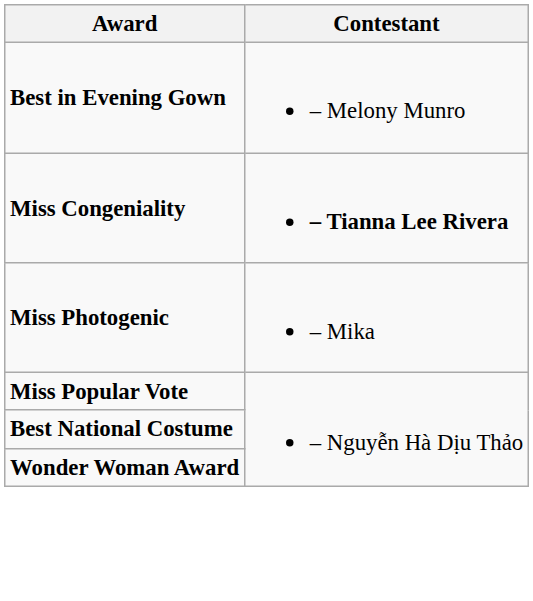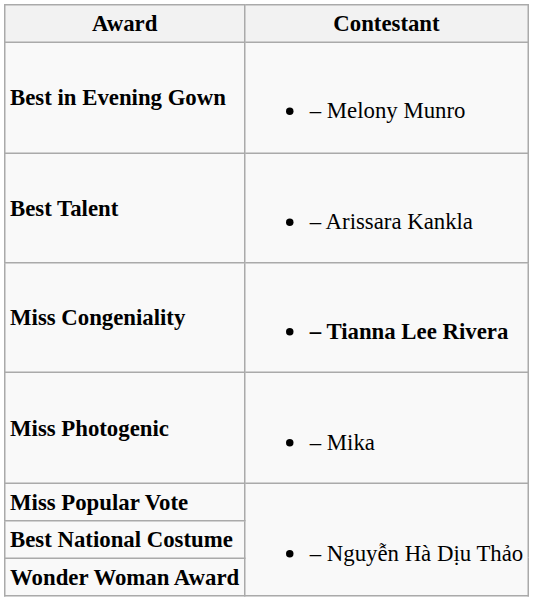+ row: (64, 207)
